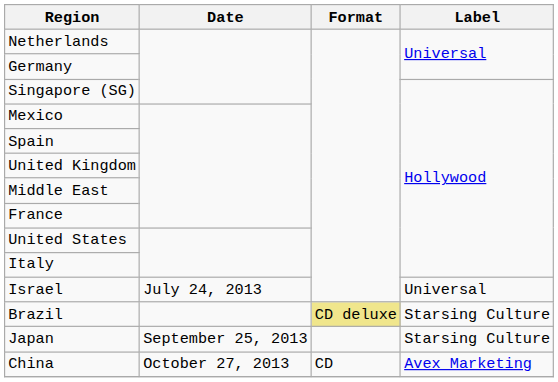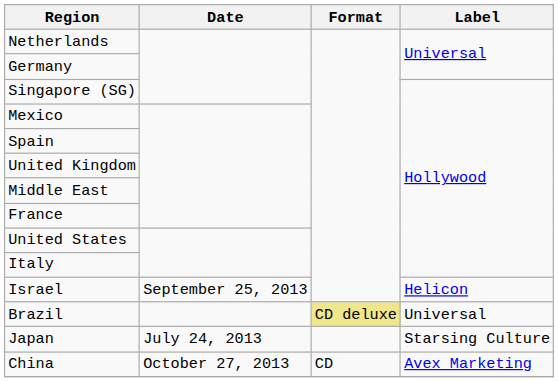(203, 290) July 24, 2013 -> (225, 290) September 25, 2013
(445, 290) Universal -> (436, 290) Helicon
(477, 314) Starsing Culture -> (445, 314) Universal
(225, 339) September 25, 2013 -> (203, 339) July 24, 2013
